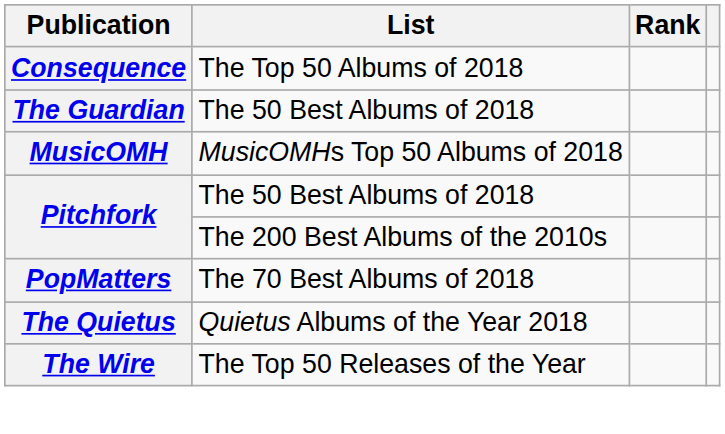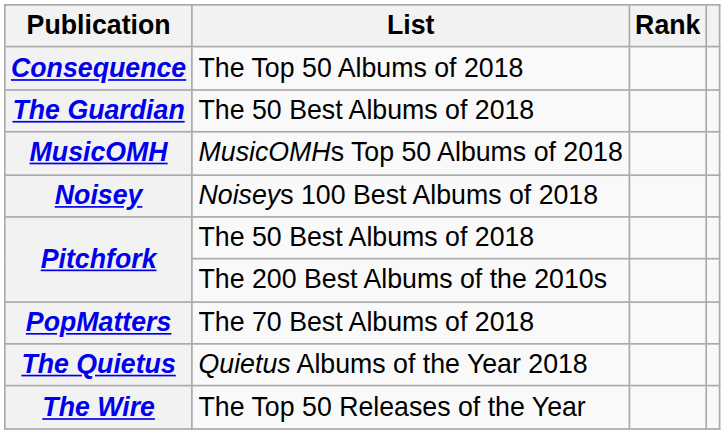+ row: (99, 195)
